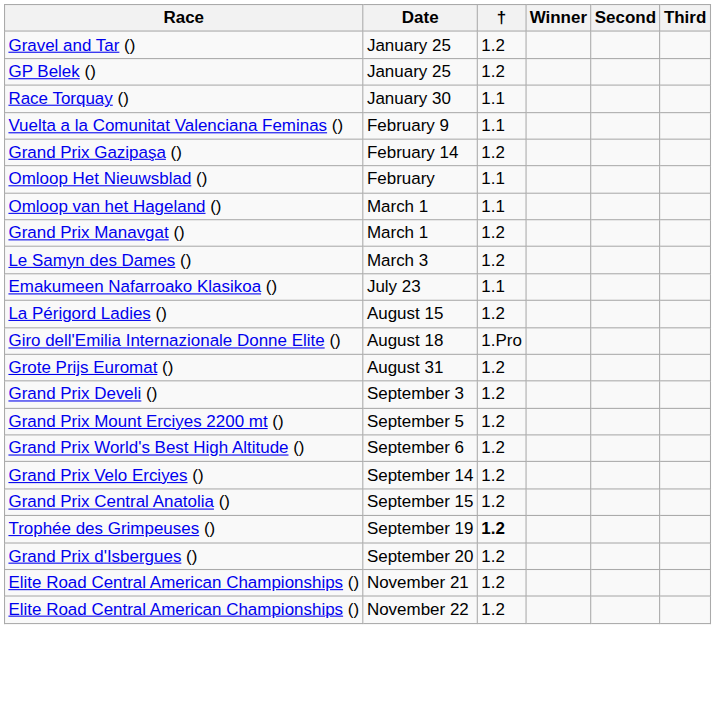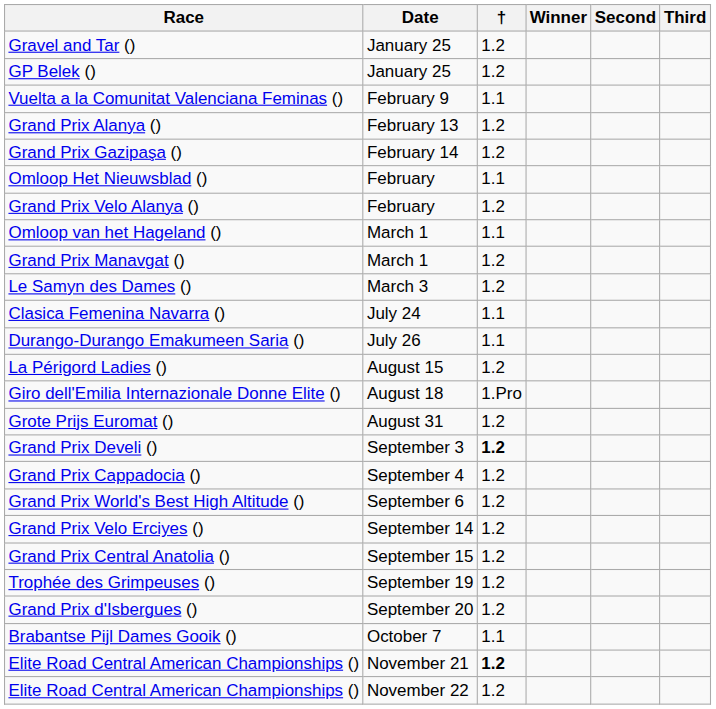- row: (69, 98)
+ row: (85, 125)
+ row: (104, 206)
- row: (143, 286)
+ row: (117, 313)
+ row: (156, 340)
(493, 394) normal -> (493, 448) bold
+ row: (105, 475)
- row: (146, 421)
(493, 529) bold -> (493, 582) normal
+ row: (122, 636)
(493, 582) normal -> (493, 663) bold
